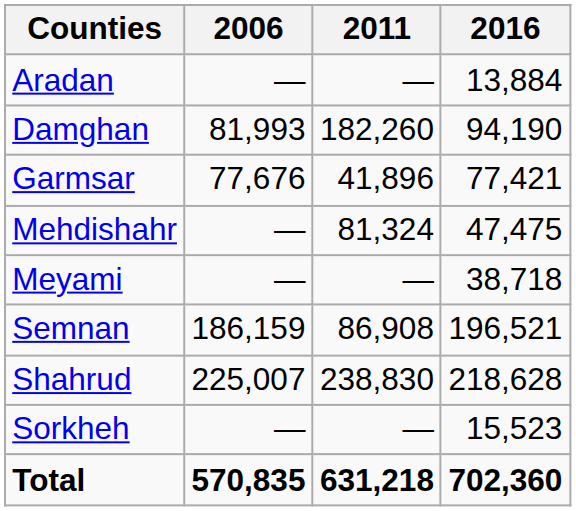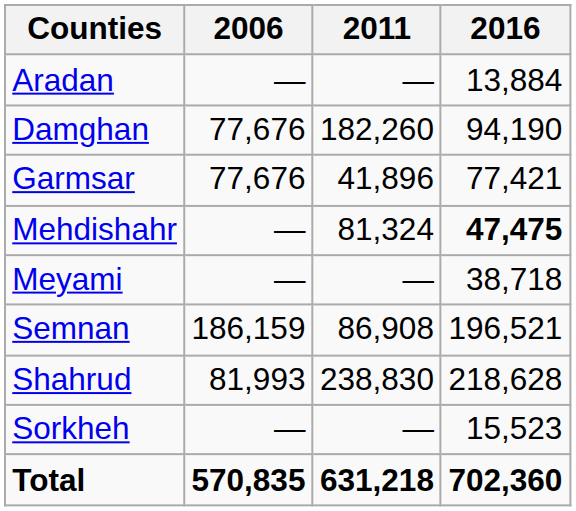(257, 129) 81,993 -> (257, 129) 77,676
(514, 229) normal -> (514, 229) bold
(248, 379) 225,007 -> (257, 379) 81,993
